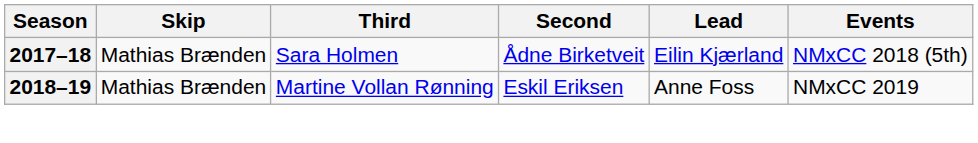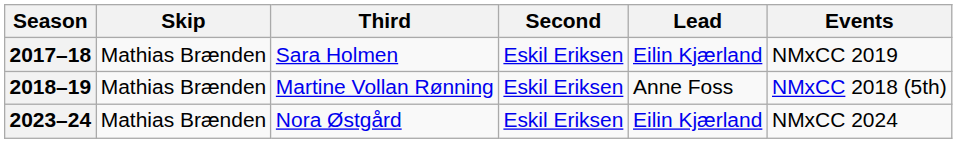(574, 54) Ådne Birketveit -> (563, 54) Eskil Eriksen
(880, 54) NMxCC 2018 (5th) -> (835, 54) NMxCC 2019
(856, 87) NMxCC 2019 -> (859, 87) NMxCC 2018 (5th)
+ row: (50, 120)
